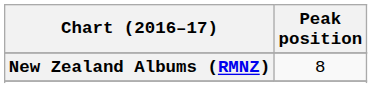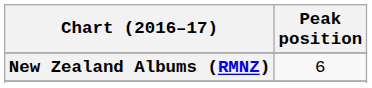(320, 67) 8 -> (320, 67) 6
